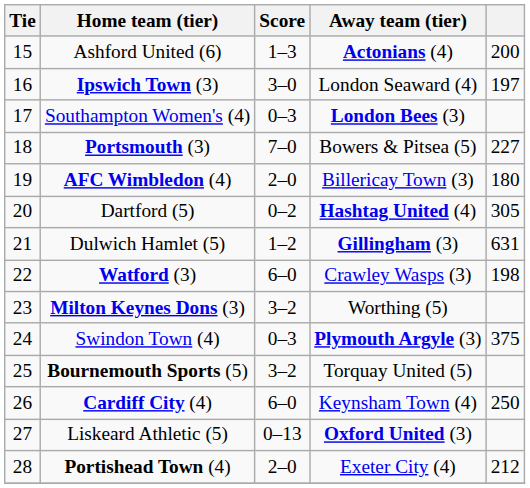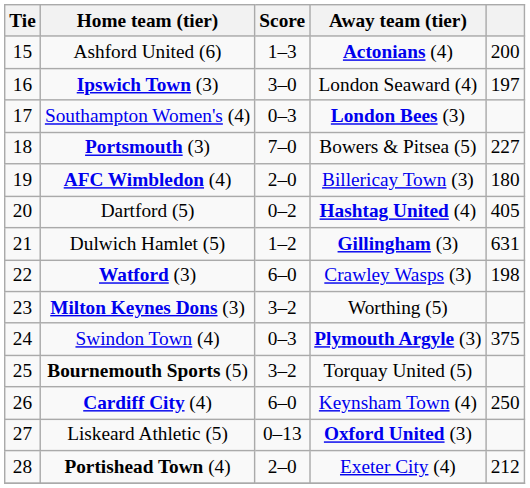(505, 211) 305 -> (505, 211) 405
